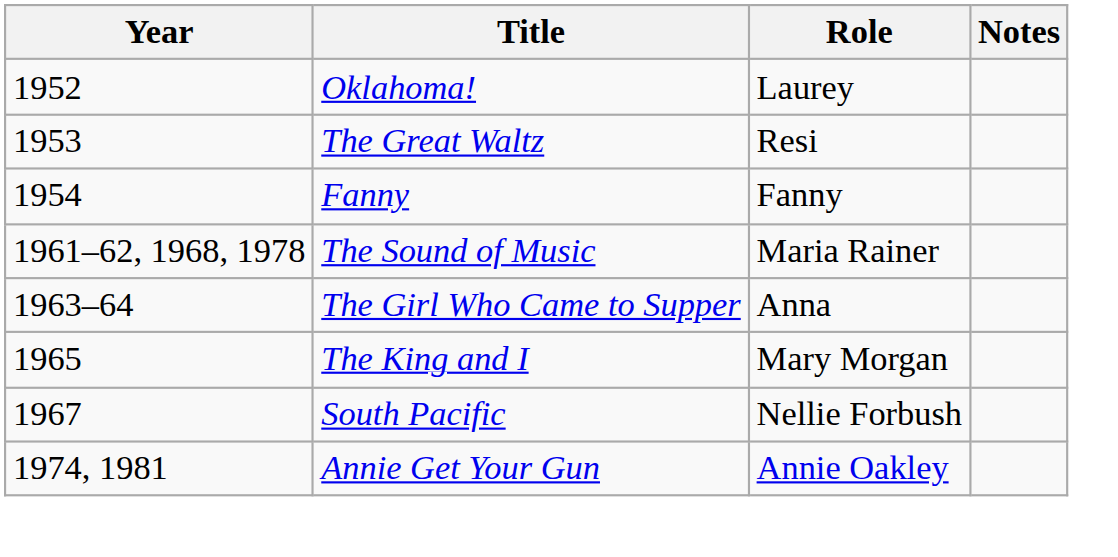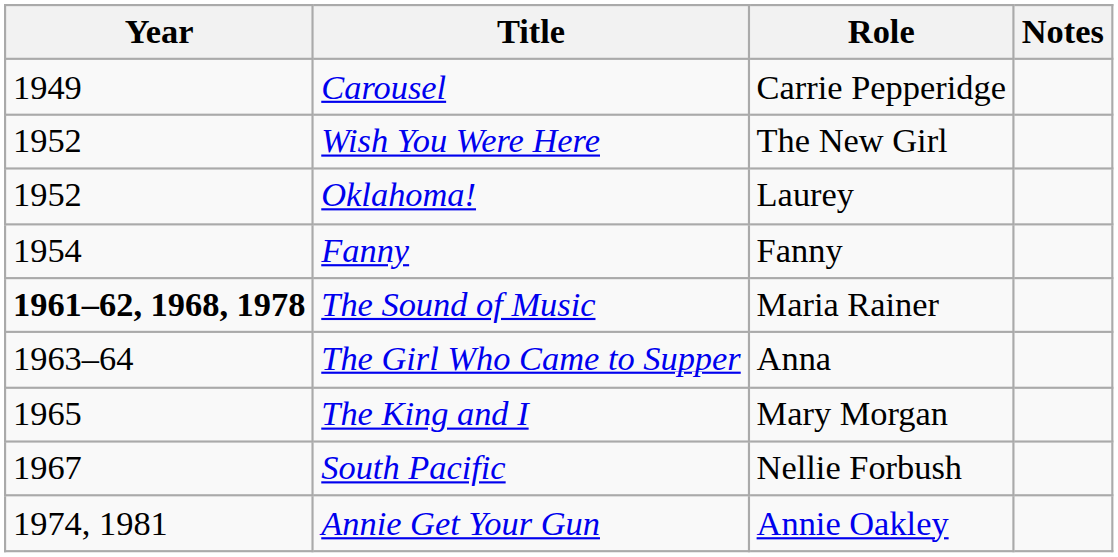+ row: (384, 86)
+ row: (461, 140)
- row: (433, 140)
(159, 250) normal -> (159, 304) bold
